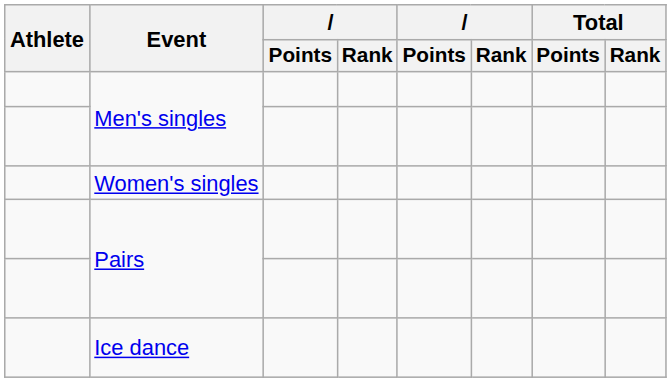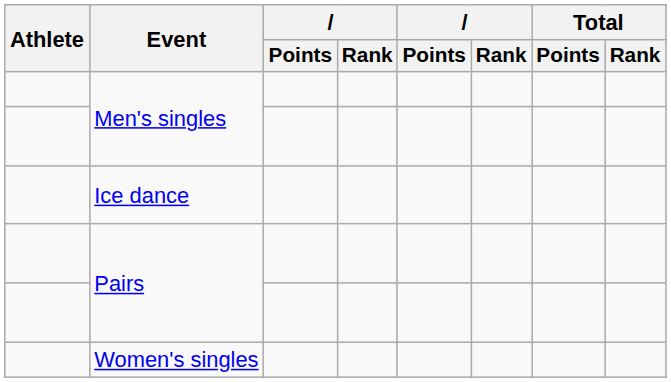rows swapped: (47, 183) <-> (47, 348)
